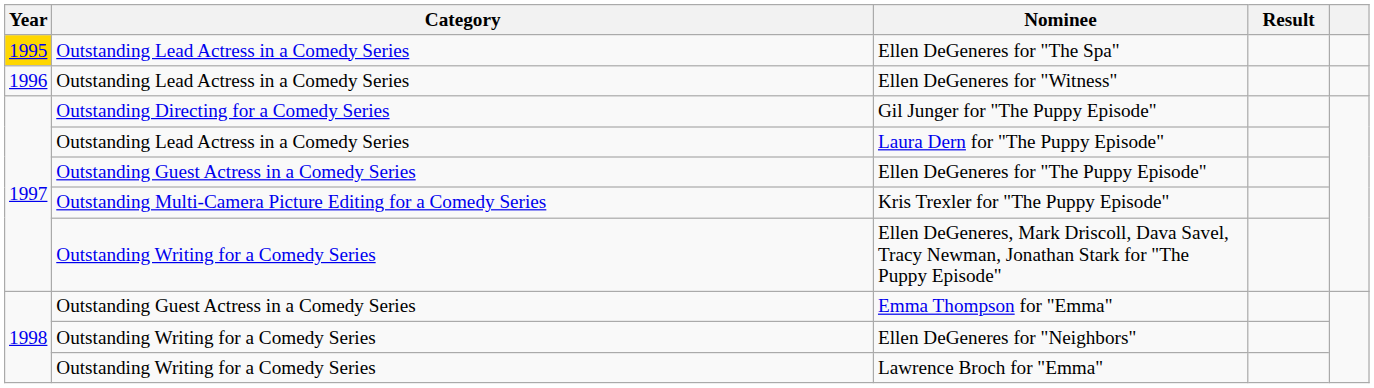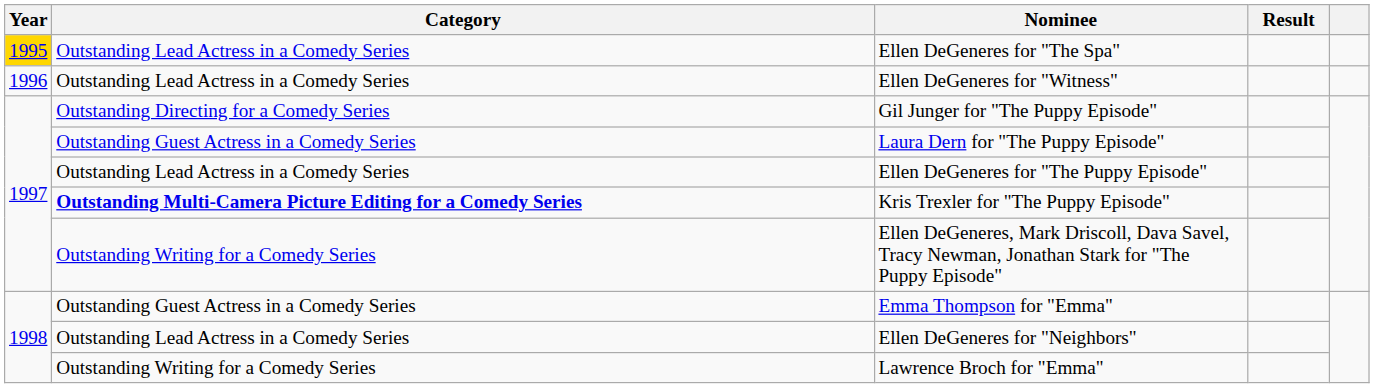(233, 141) Outstanding Lead Actress in a Comedy Series -> (236, 141) Outstanding Guest Actress in a Comedy Series
(236, 171) Outstanding Guest Actress in a Comedy Series -> (233, 171) Outstanding Lead Actress in a Comedy Series
(301, 202) normal -> (319, 202) bold
(216, 336) Outstanding Writing for a Comedy Series -> (233, 336) Outstanding Lead Actress in a Comedy Series
